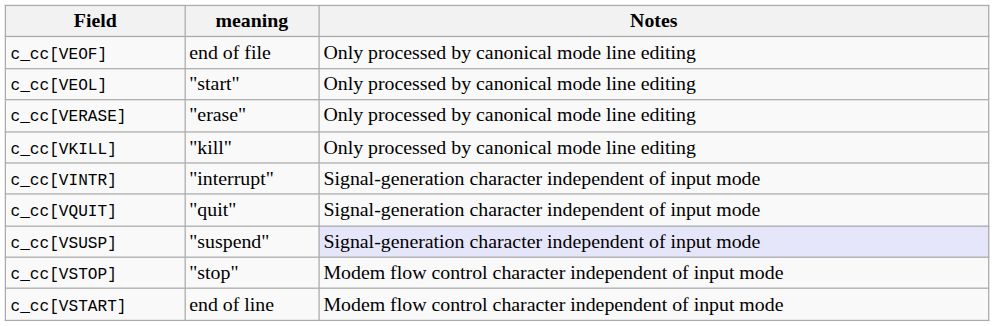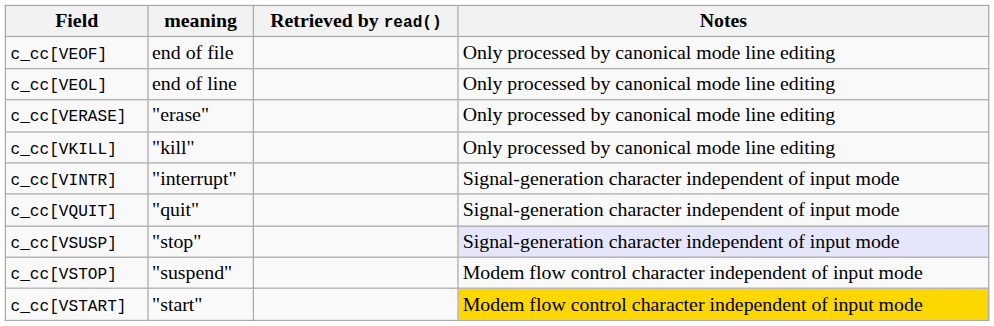+ column: (356, 21)
(214, 84) "start" -> (194, 84) end of line
(229, 241) "suspend" -> (177, 241) "stop"
(214, 272) "stop" -> (192, 272) "suspend"
(232, 304) end of line -> (177, 304) "start"
(553, 304) no background -> (693, 304) gold background
